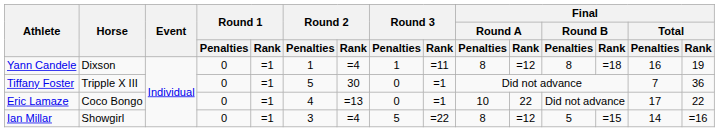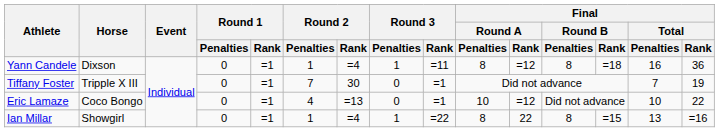(698, 66) 19 -> (698, 66) 36
(310, 84) 5 -> (310, 84) 7
(698, 84) 36 -> (698, 84) 19
(526, 101) 22 -> (526, 101) =12
(655, 101) 17 -> (655, 101) 10
(310, 119) 3 -> (310, 119) 1
(396, 119) 5 -> (396, 119) 1
(526, 119) =12 -> (526, 119) 22
(569, 119) 5 -> (569, 119) 8
(655, 119) 14 -> (655, 119) 13
